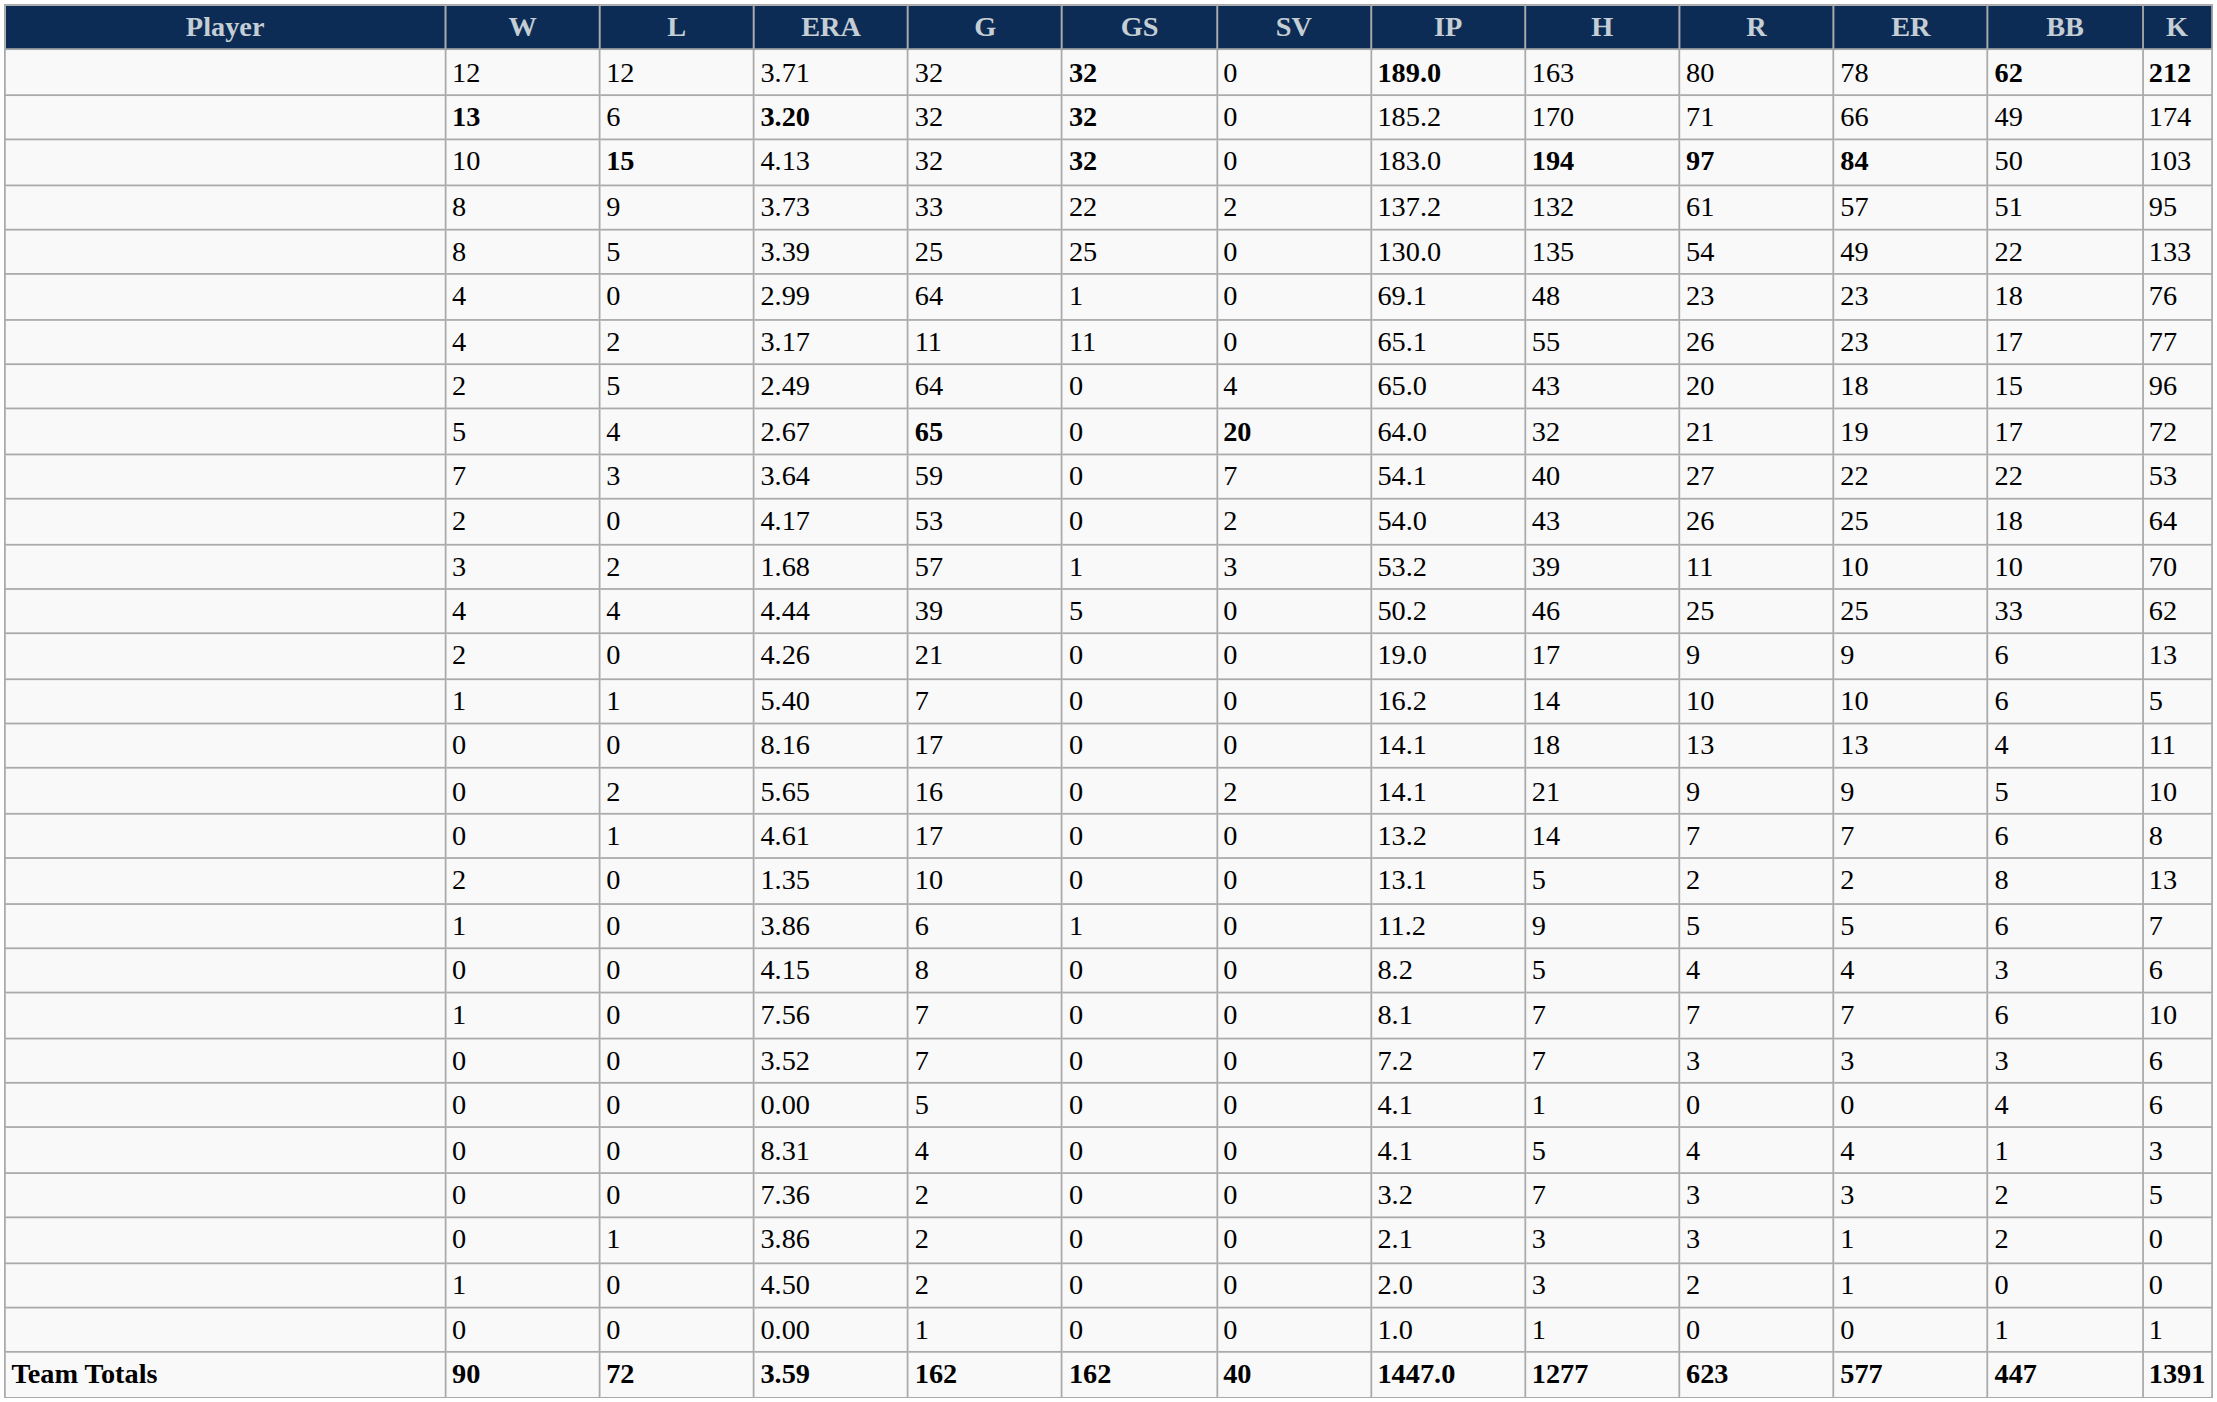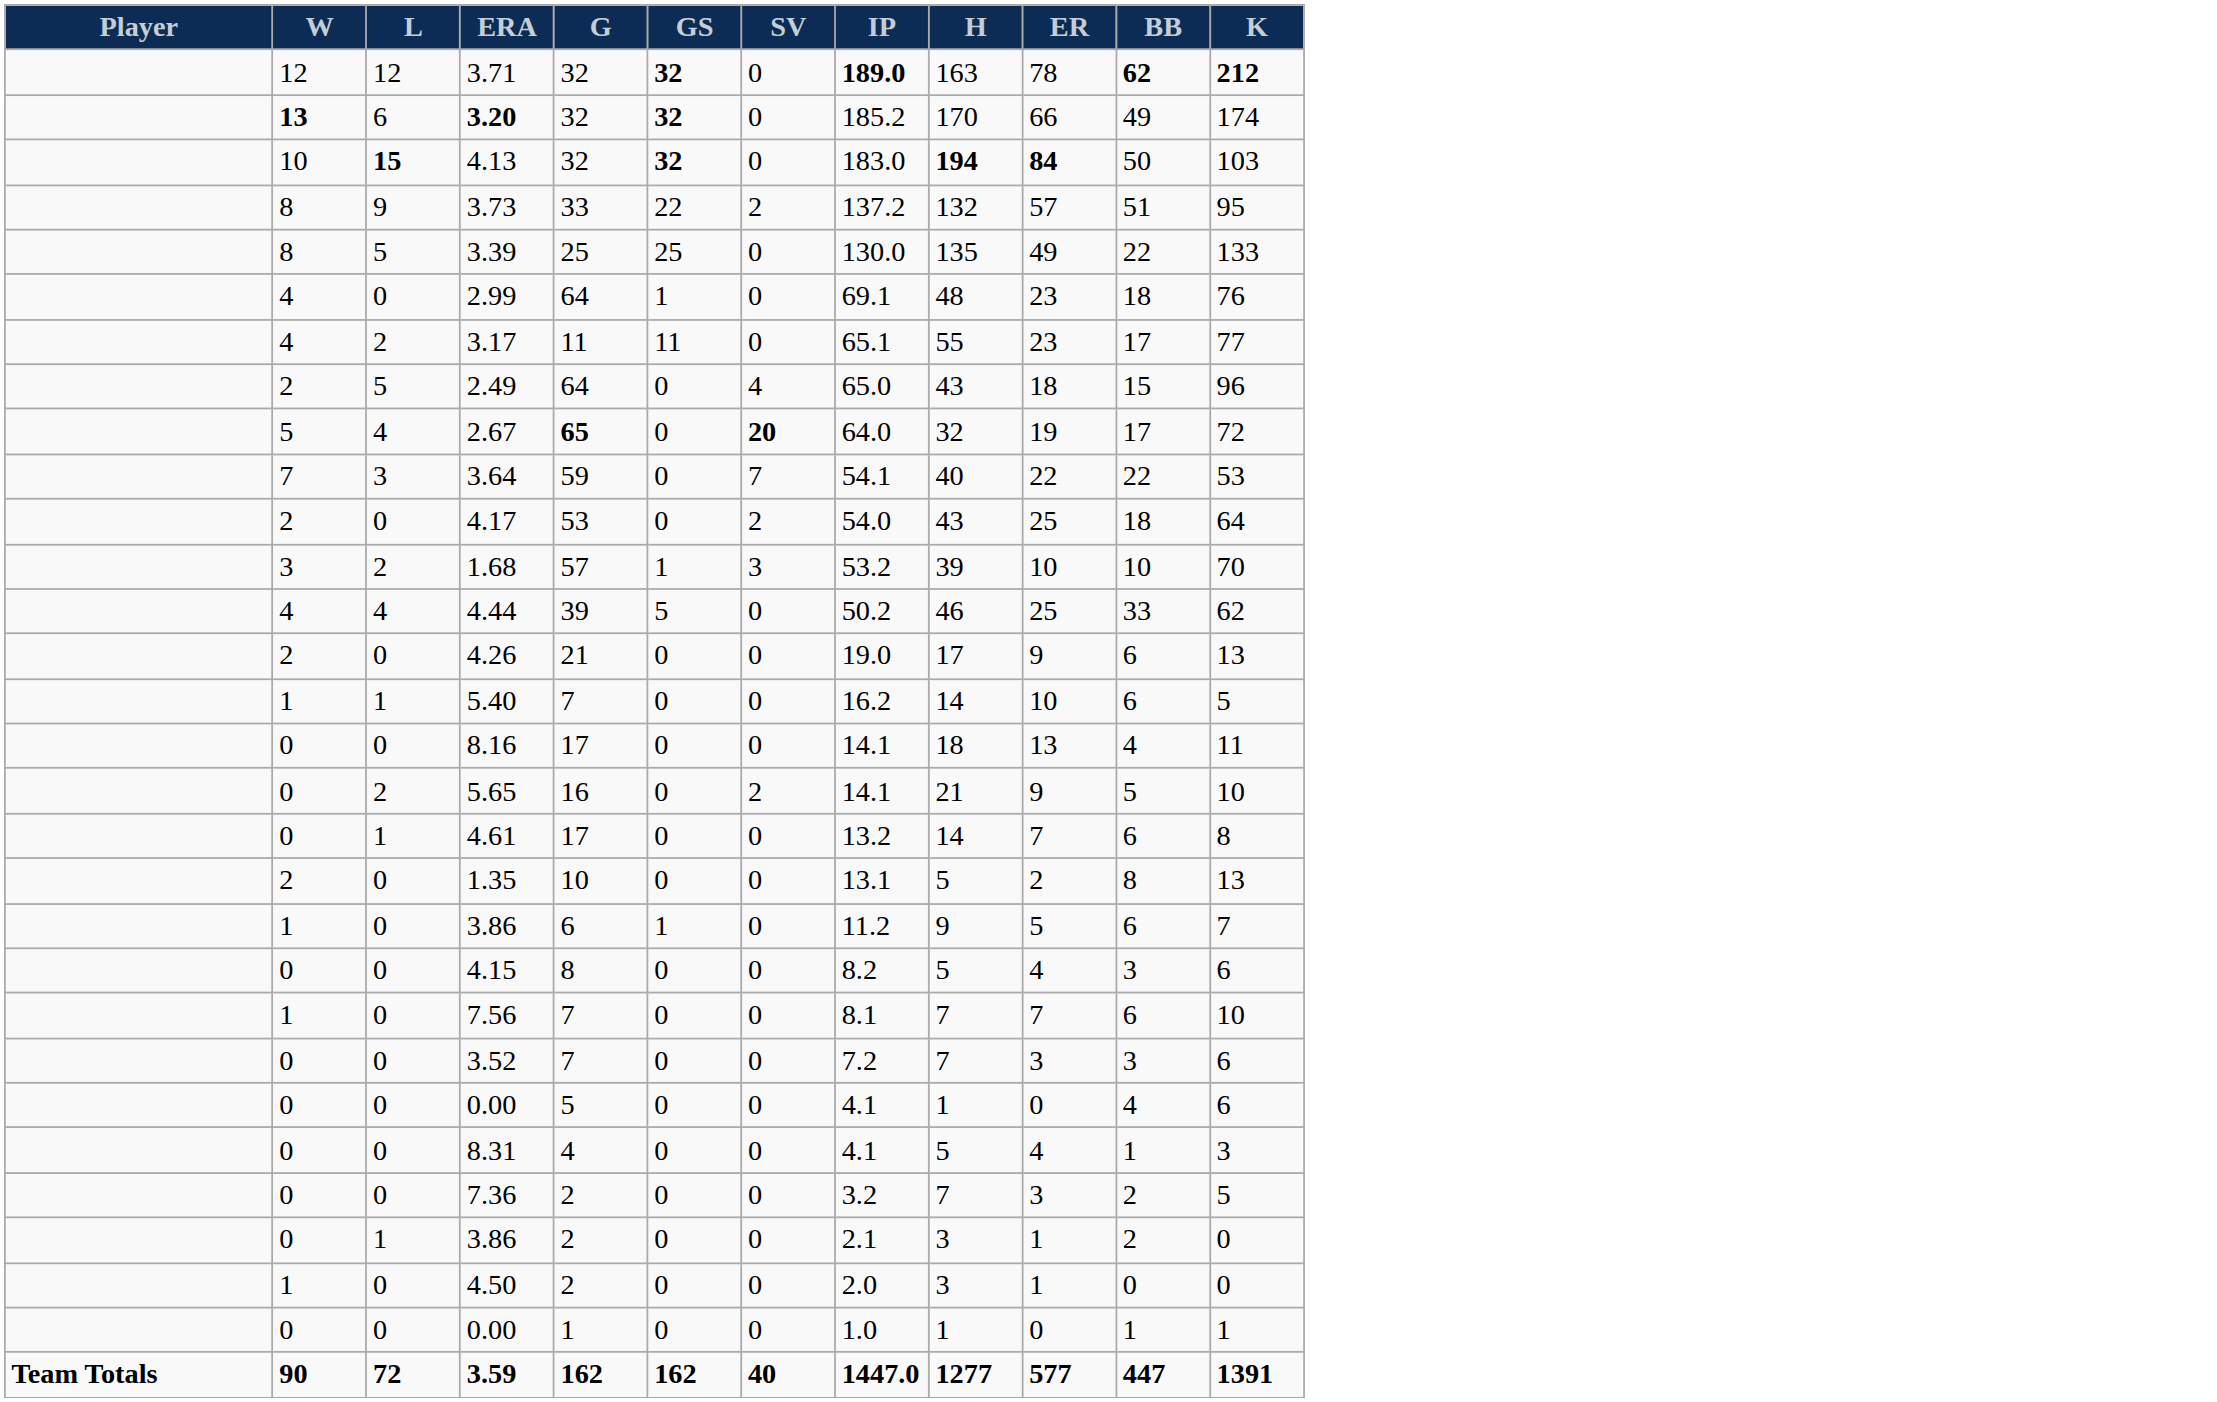- column: (1757, 26)
